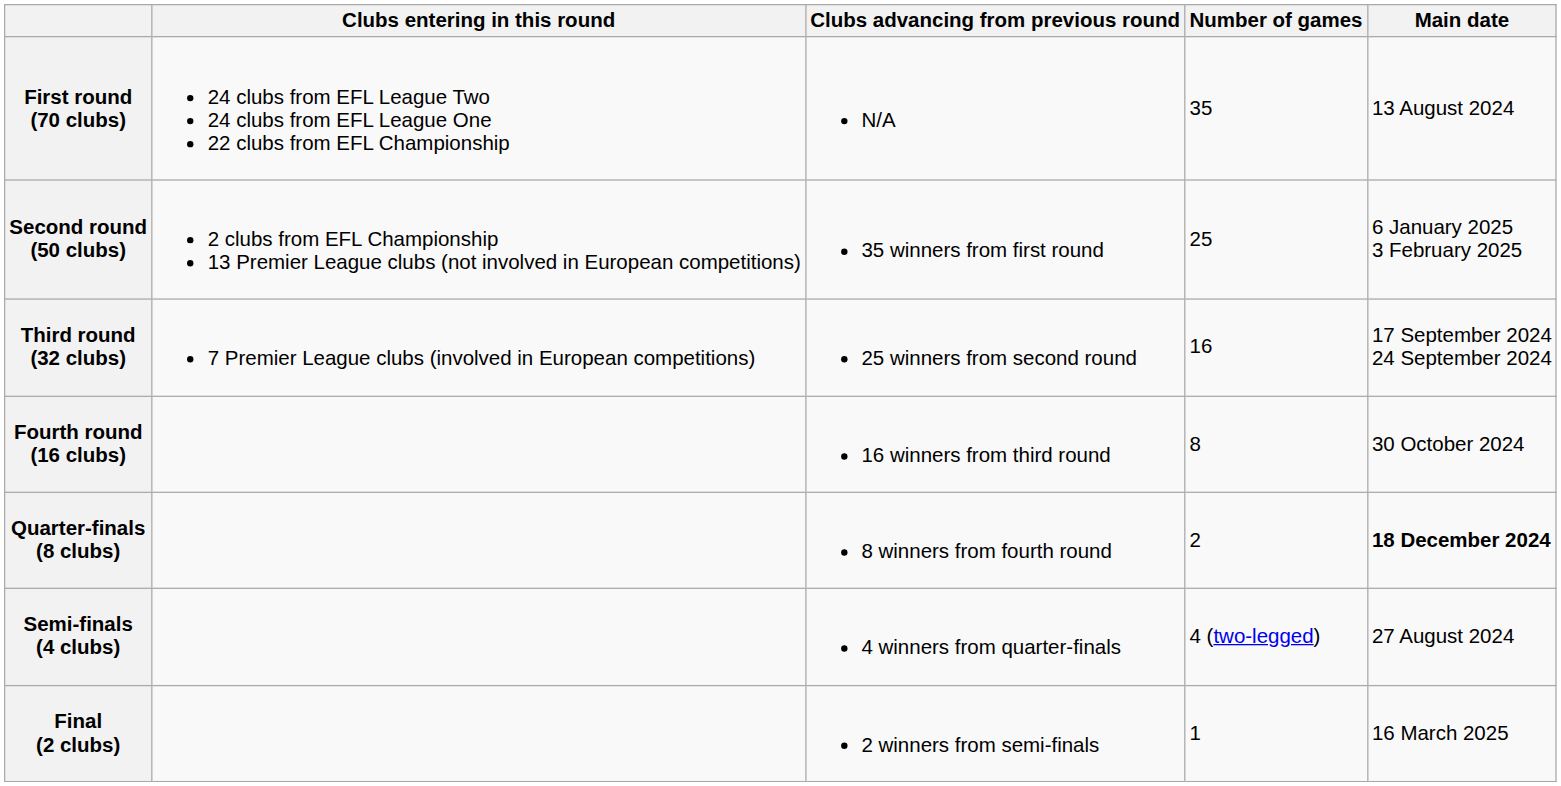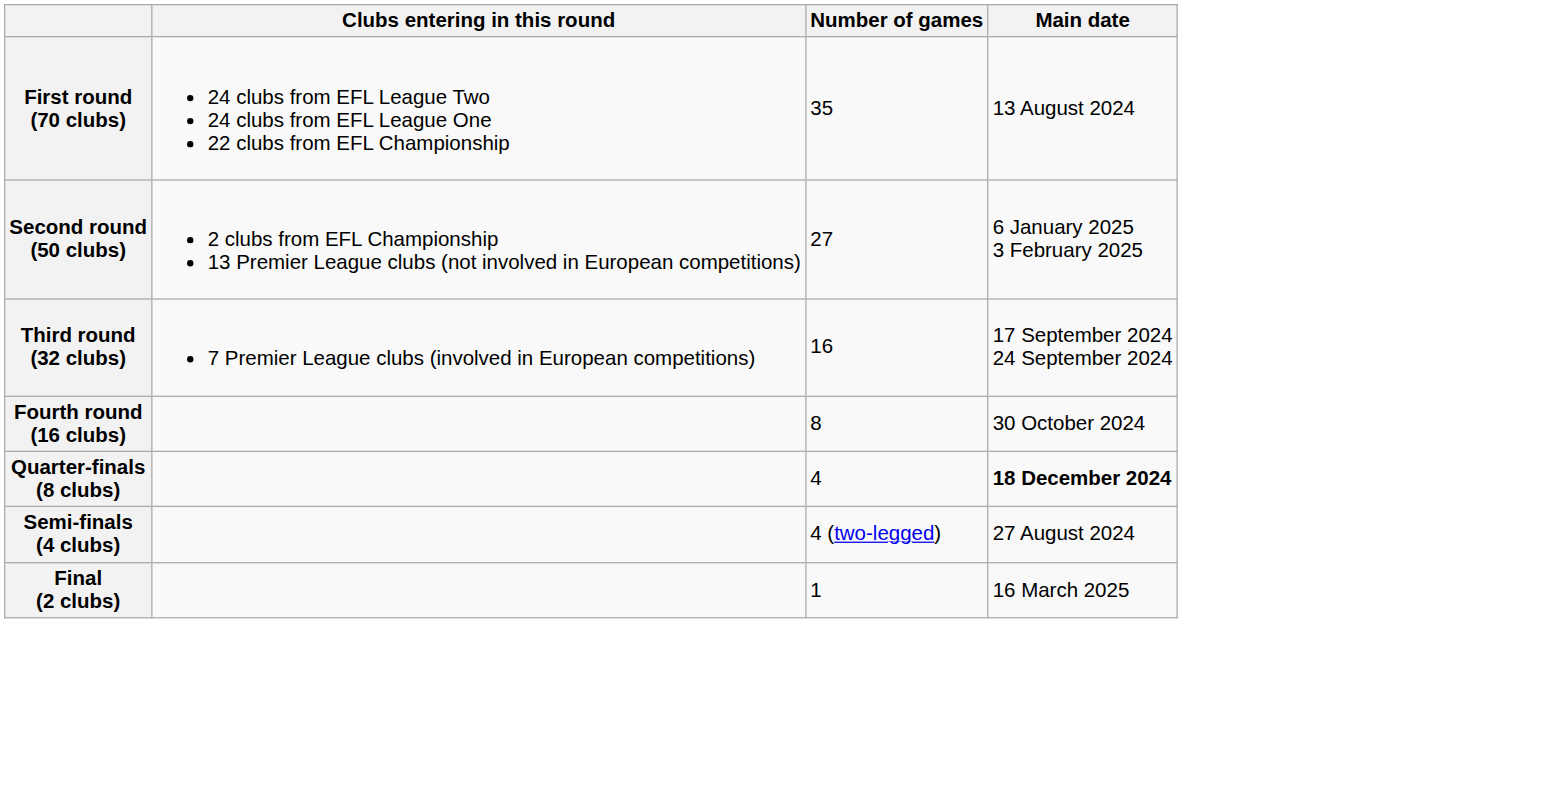- column: (995, 20)
(1201, 239) 25 -> (822, 239) 27
(1195, 540) 2 -> (816, 478) 4
